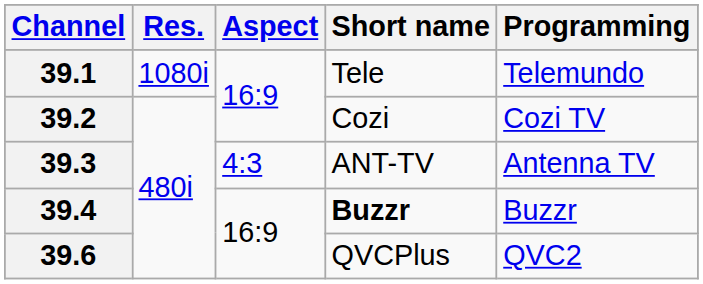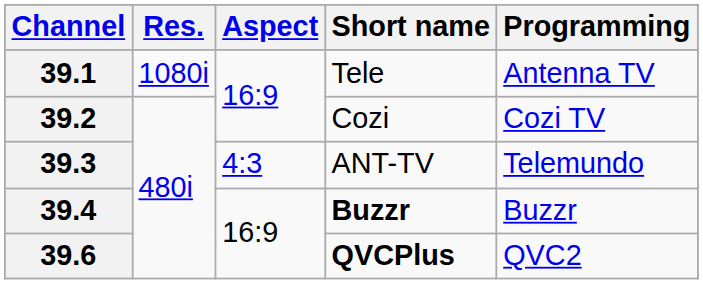(574, 73) Telemundo -> (579, 73) Antenna TV
(579, 164) Antenna TV -> (574, 164) Telemundo
(391, 255) normal -> (393, 255) bold
